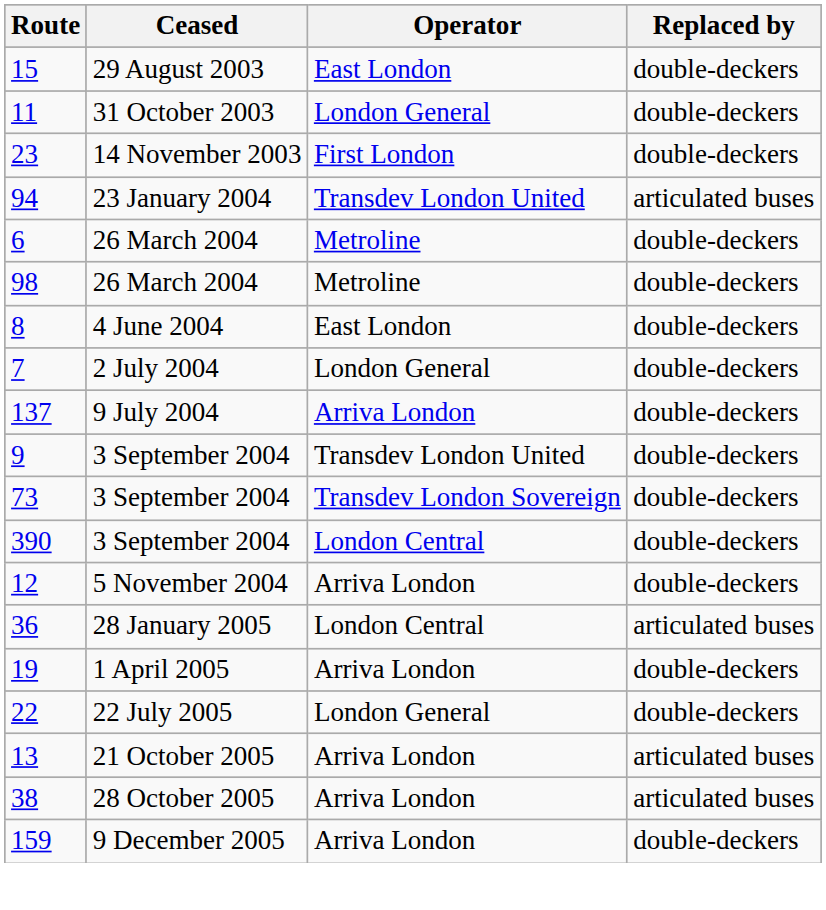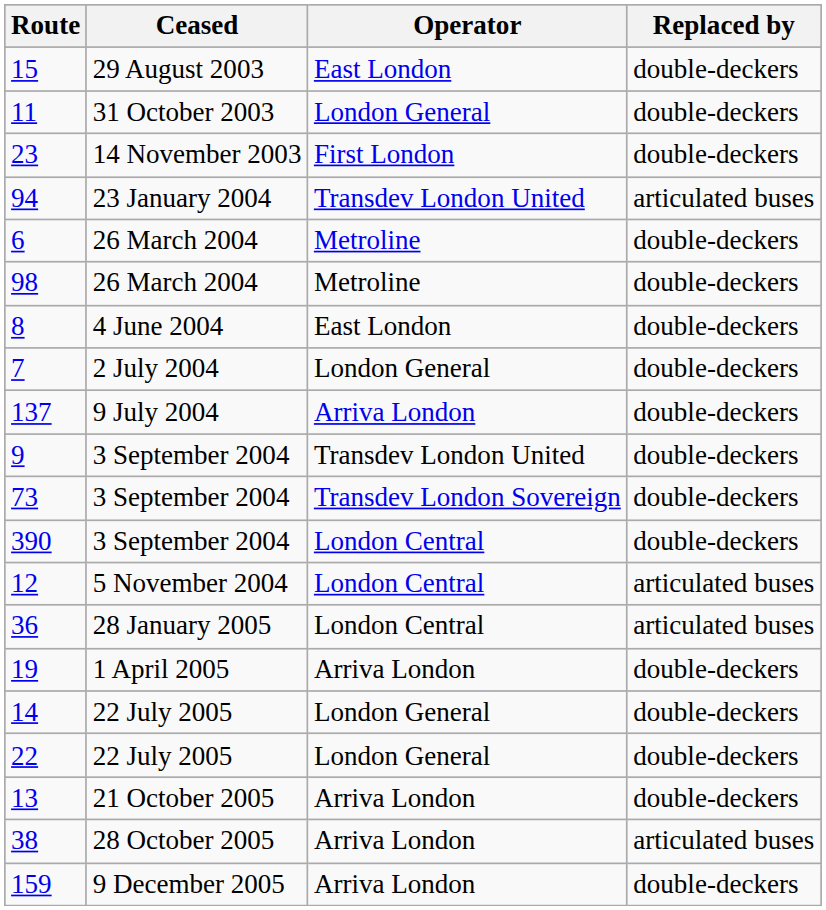(395, 583) Arriva London -> (399, 583) London Central
(716, 583) double-deckers -> (724, 583) articulated buses
+ row: (25, 712)
(724, 754) articulated buses -> (716, 797) double-deckers
